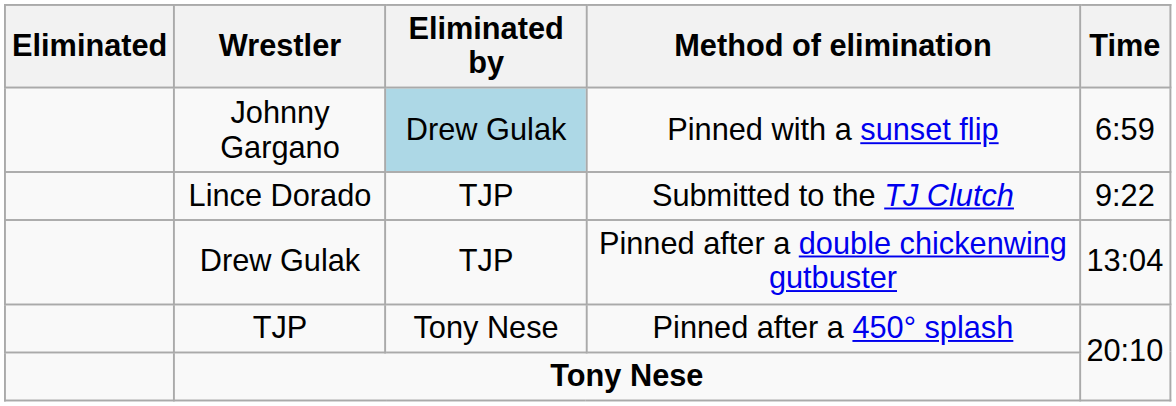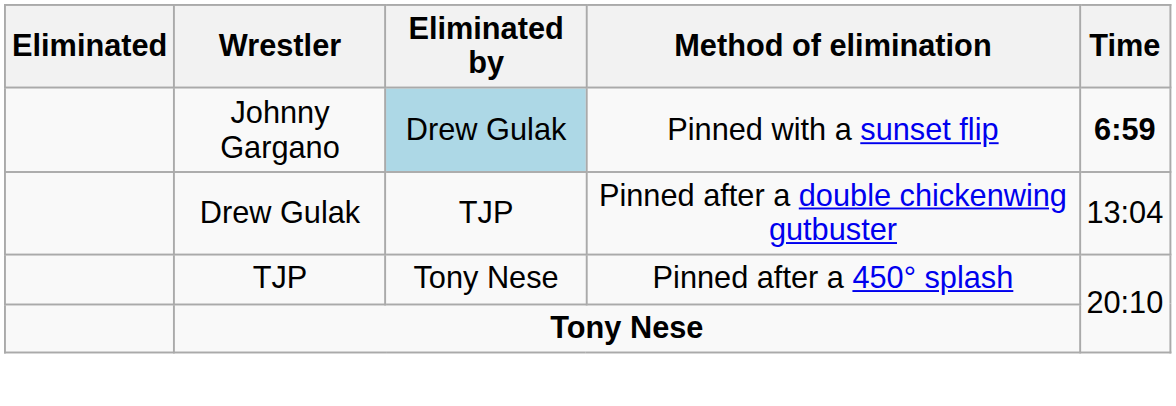(1125, 129) normal -> (1125, 129) bold
- row: (280, 195)
